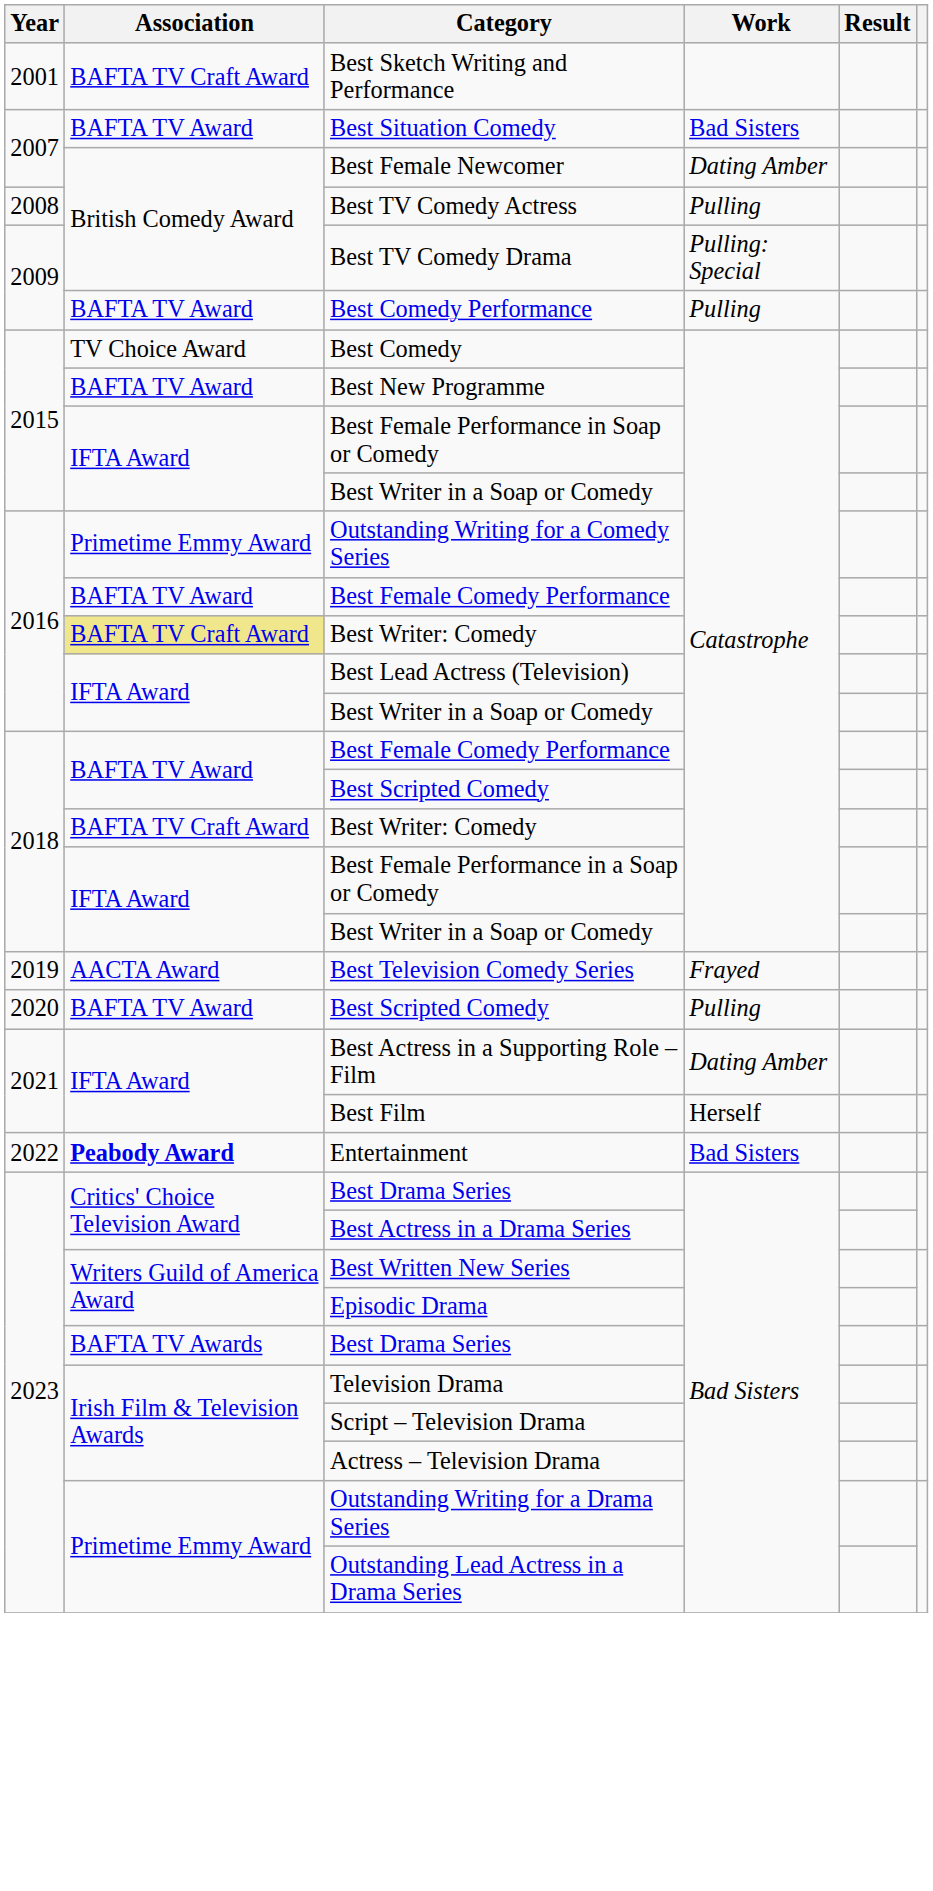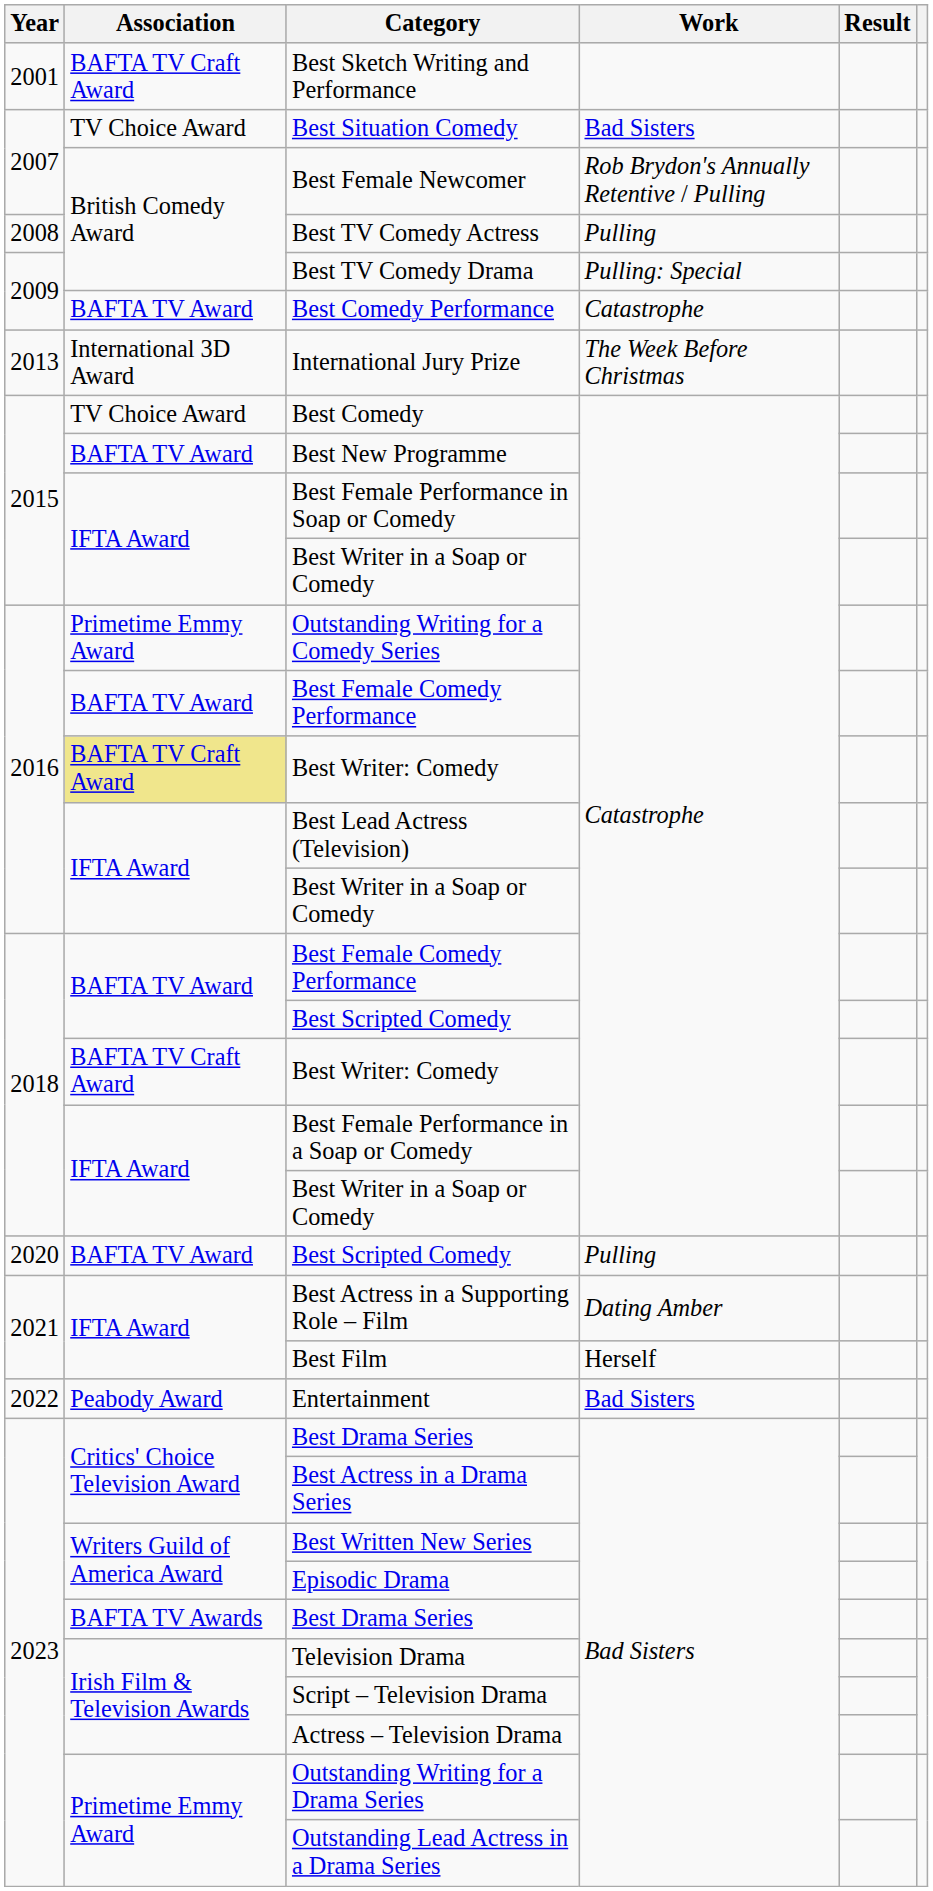(162, 128) BAFTA TV Award -> (158, 128) TV Choice Award
(758, 166) Dating Amber -> (697, 180) Rob Brydon's Annually Retentive / Pulling
(725, 309) Pulling -> (644, 309) Catastrophe
+ row: (35, 362)
- row: (35, 970)
(152, 1152) bold -> (146, 1398) normal
